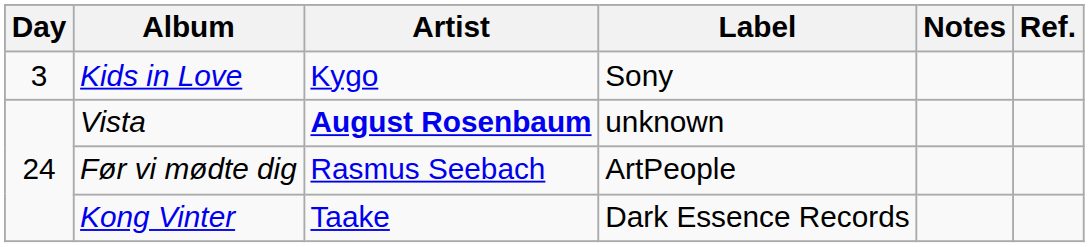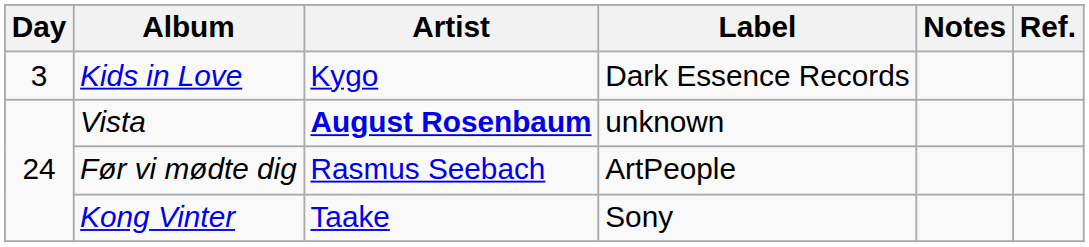(639, 75) Sony -> (757, 75) Dark Essence Records
(757, 216) Dark Essence Records -> (639, 216) Sony
